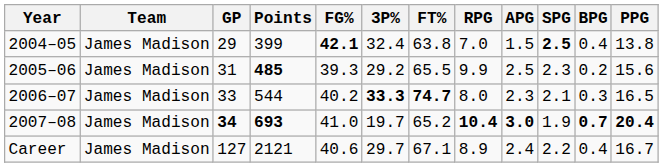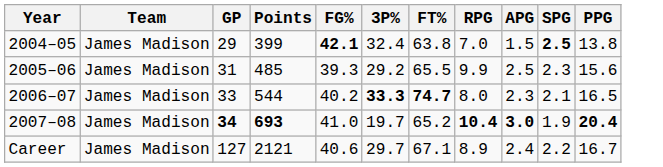- column: (593, 18)
(268, 70) bold -> (268, 70) normal
